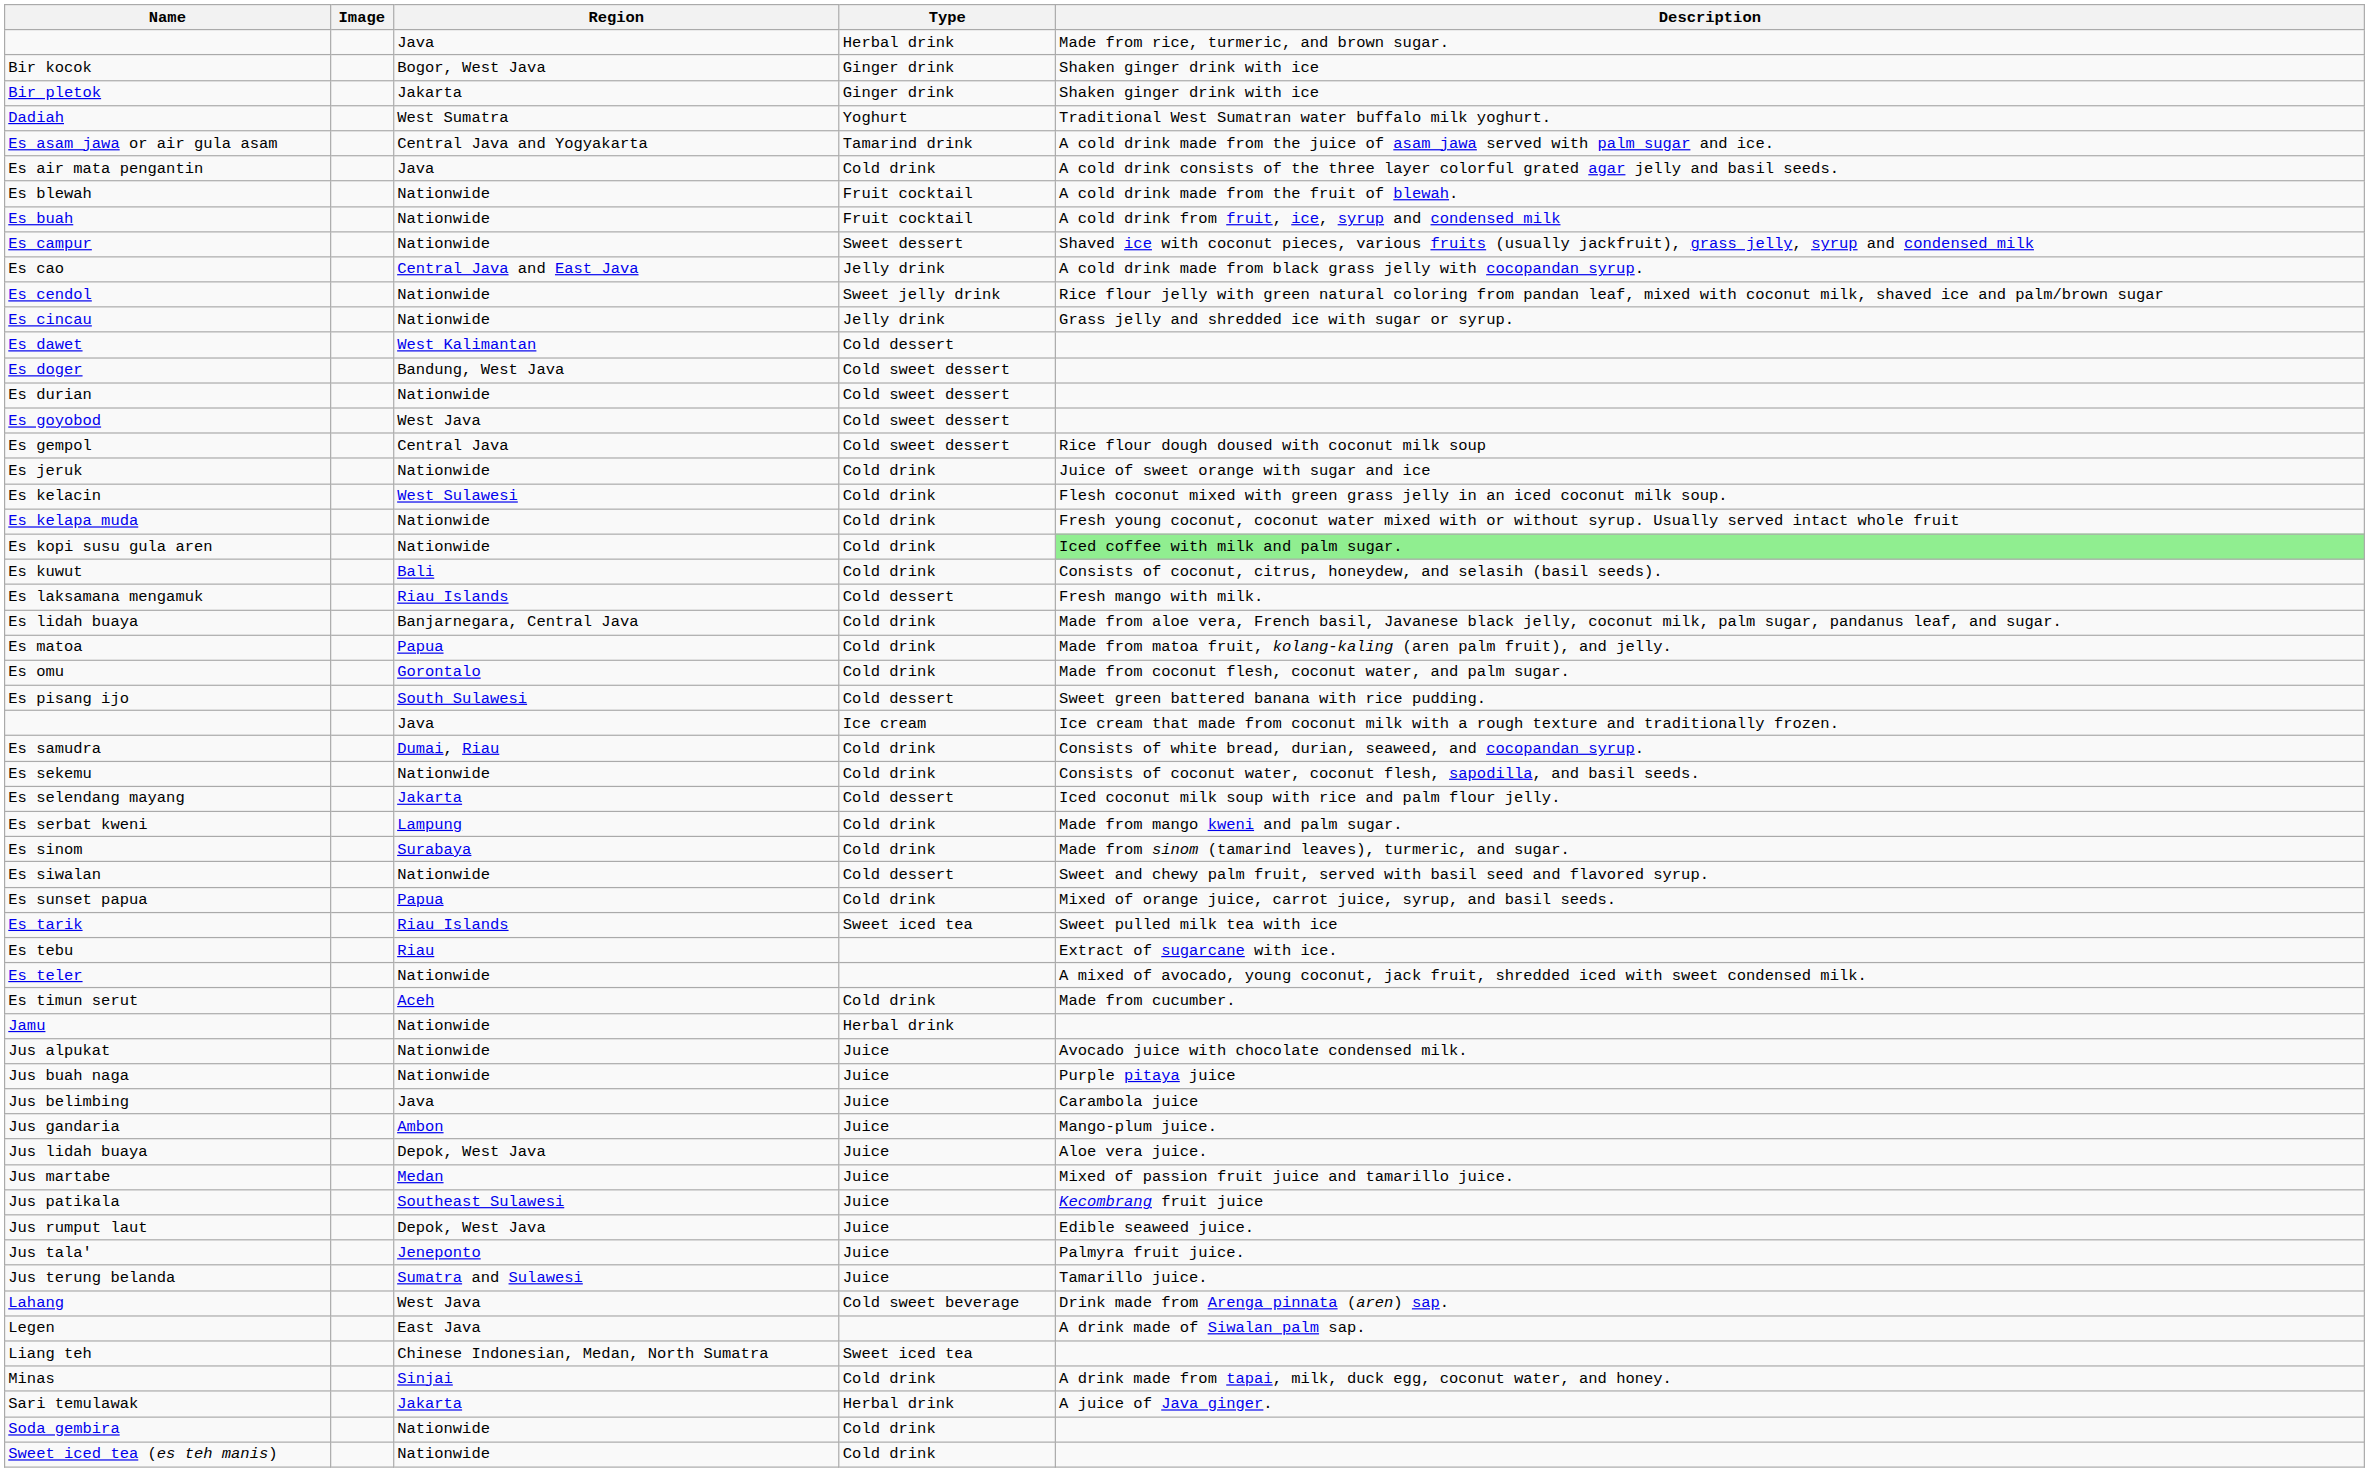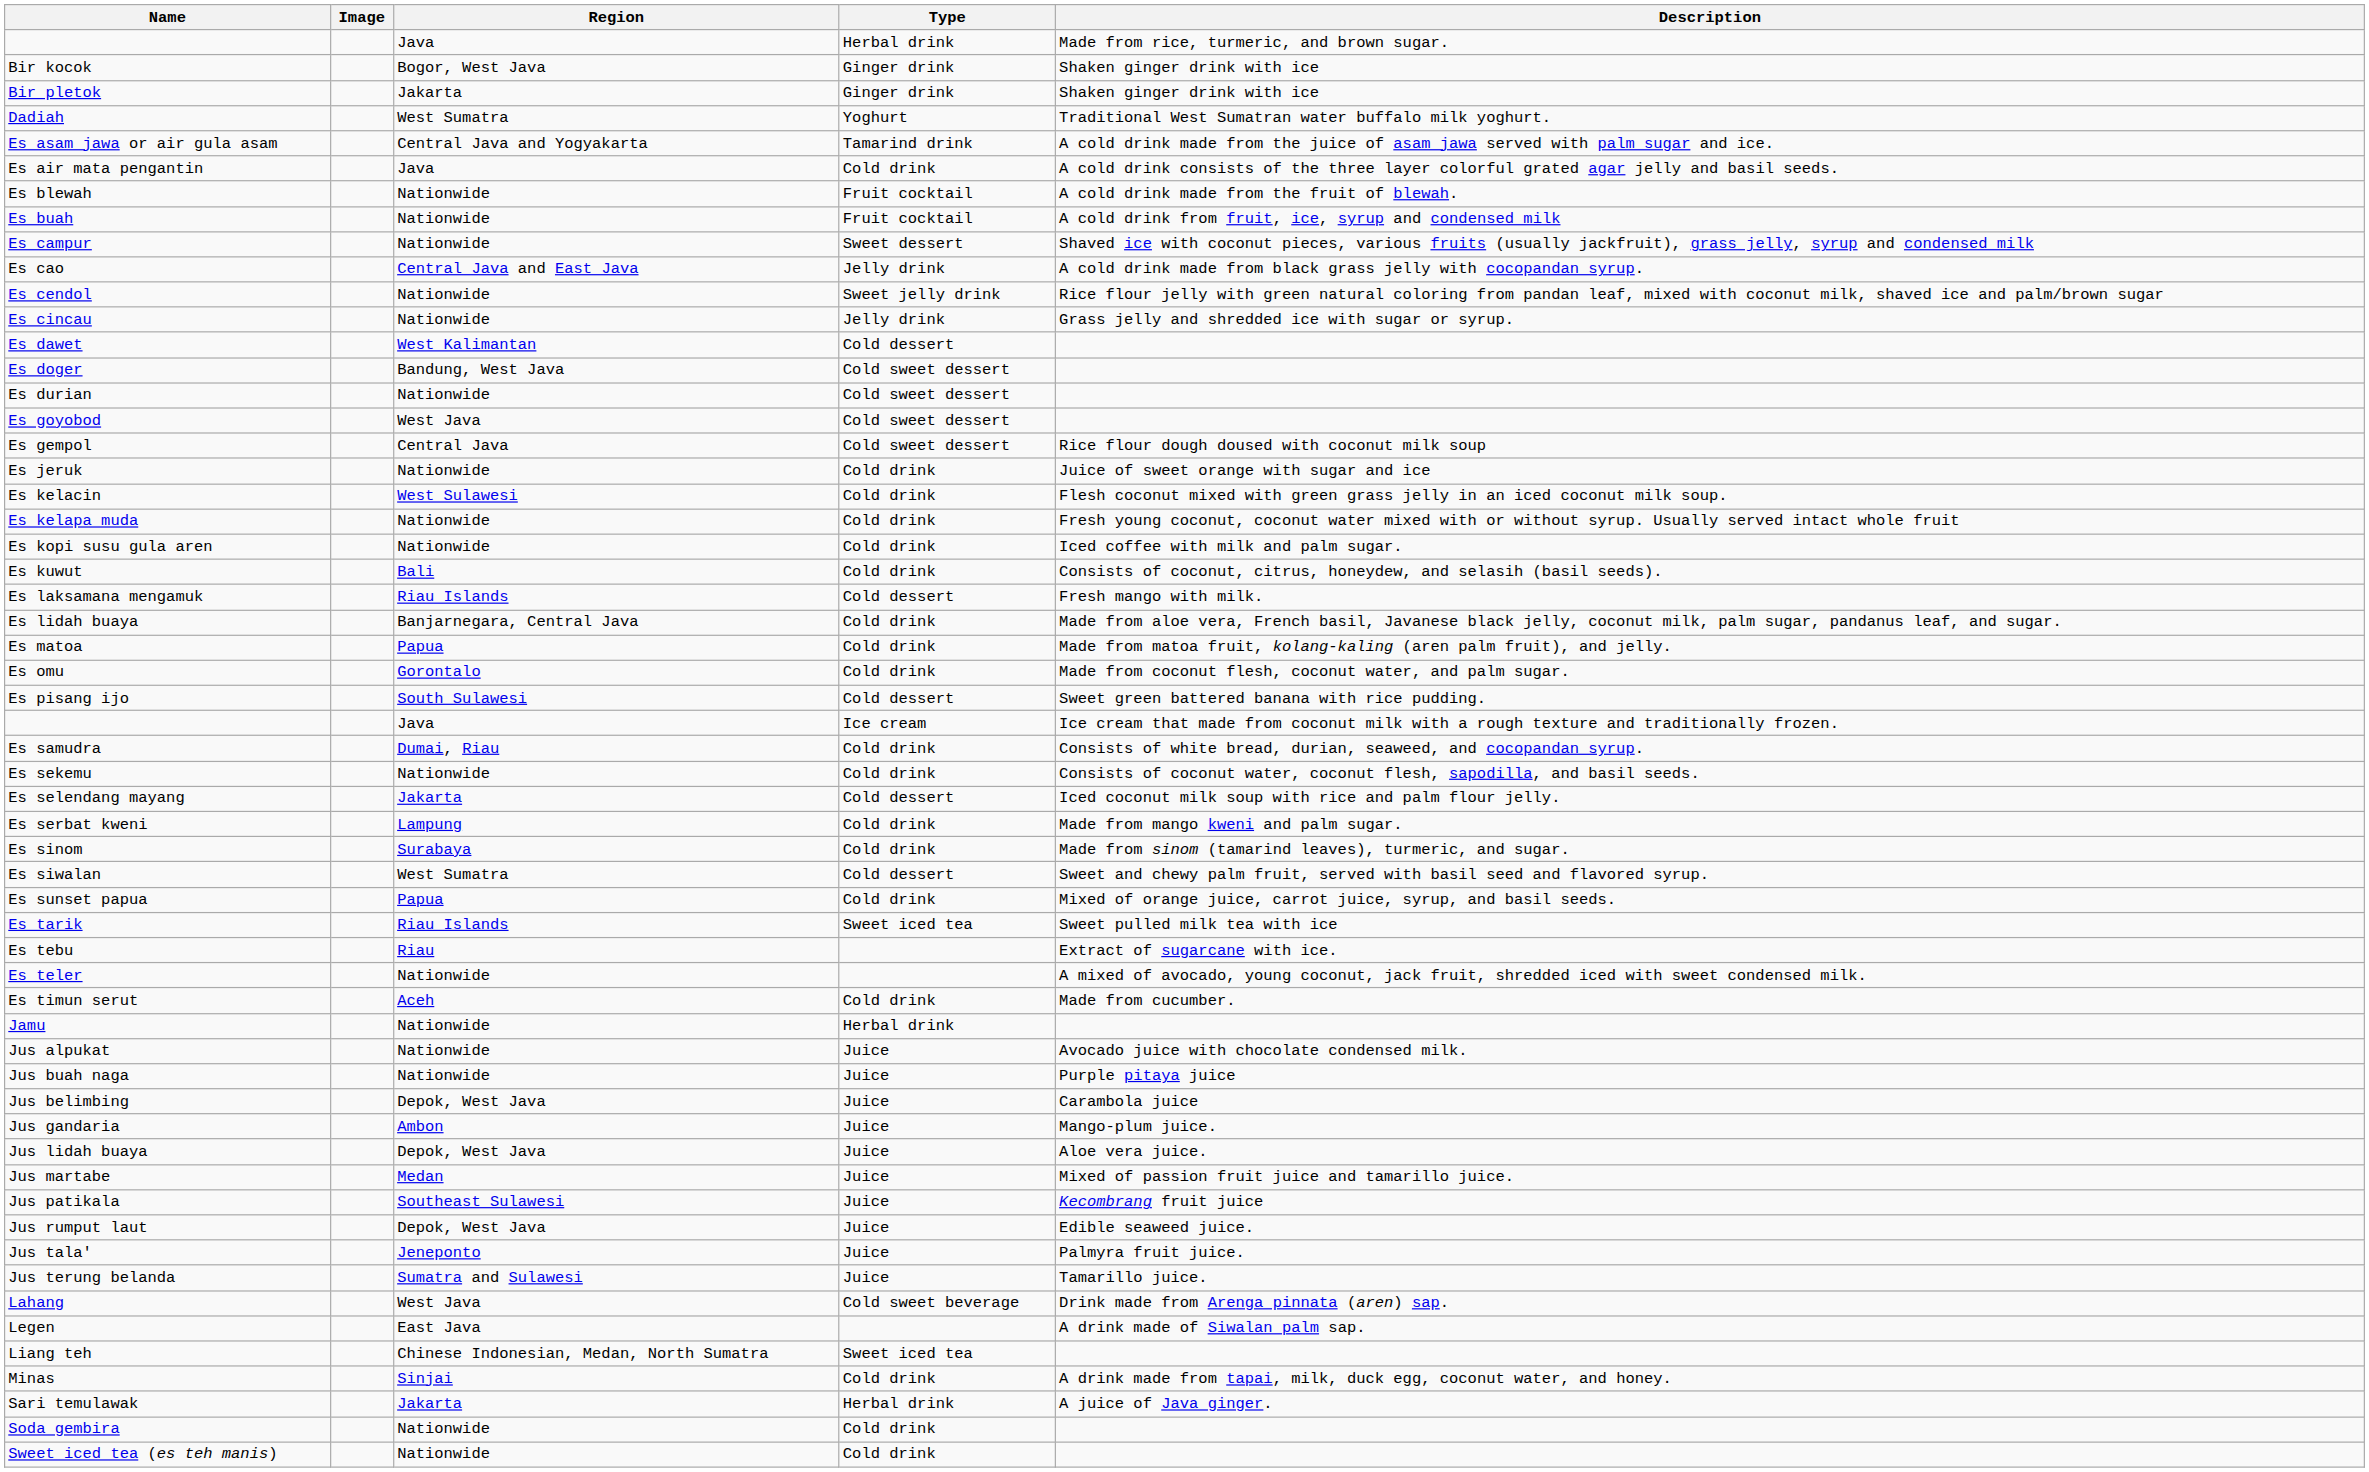(1231, 547) lightgreen background -> (1231, 547) no background
(444, 874) Nationwide -> (453, 874) West Sumatra
(416, 1101) Java -> (471, 1101) Depok, West Java
